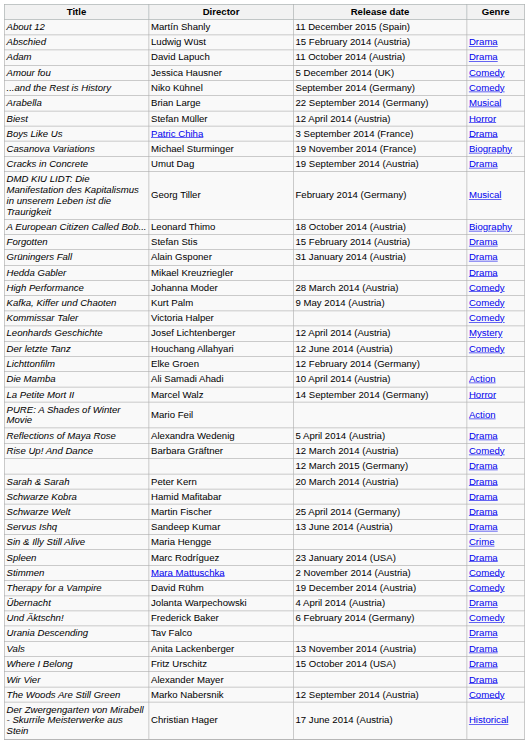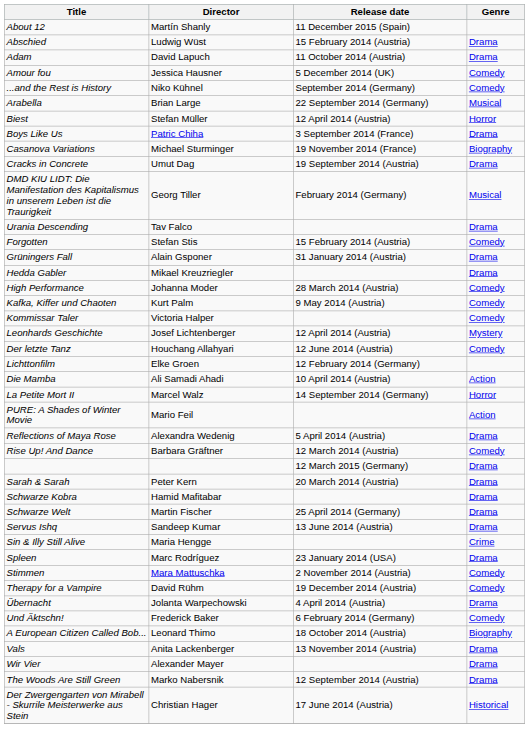rows swapped: (77, 227) <-> (47, 633)
(483, 242) Drama -> (487, 242) Comedy
- row: (40, 664)
(487, 694) Comedy -> (483, 679) Drama
